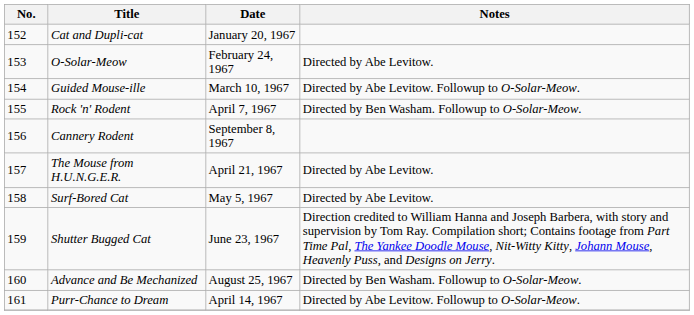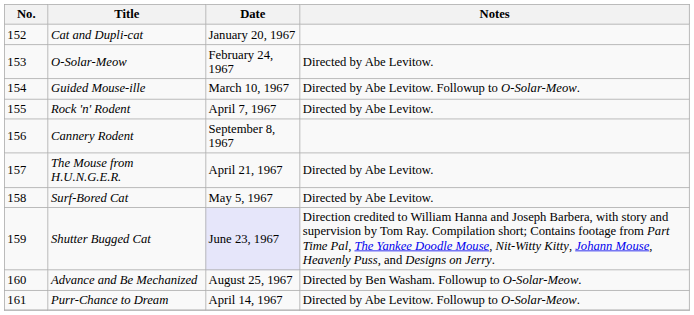(442, 108) Directed by Ben Washam. Followup to O-Solar-Meow. -> (368, 108) Directed by Abe Levitow.
(244, 238) no background -> (244, 238) lavender background
